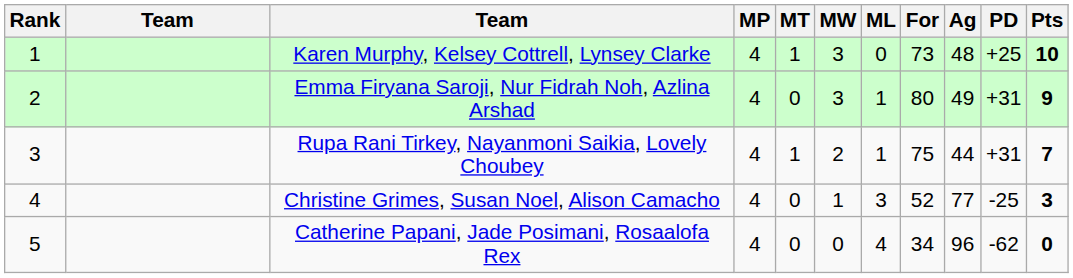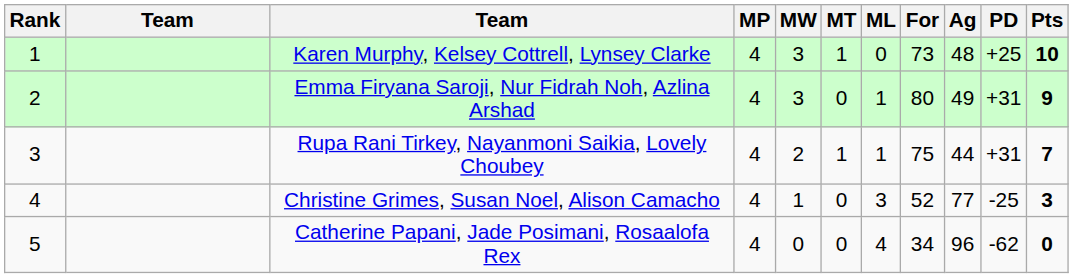columns swapped: (838, 20) <-> (795, 20)
